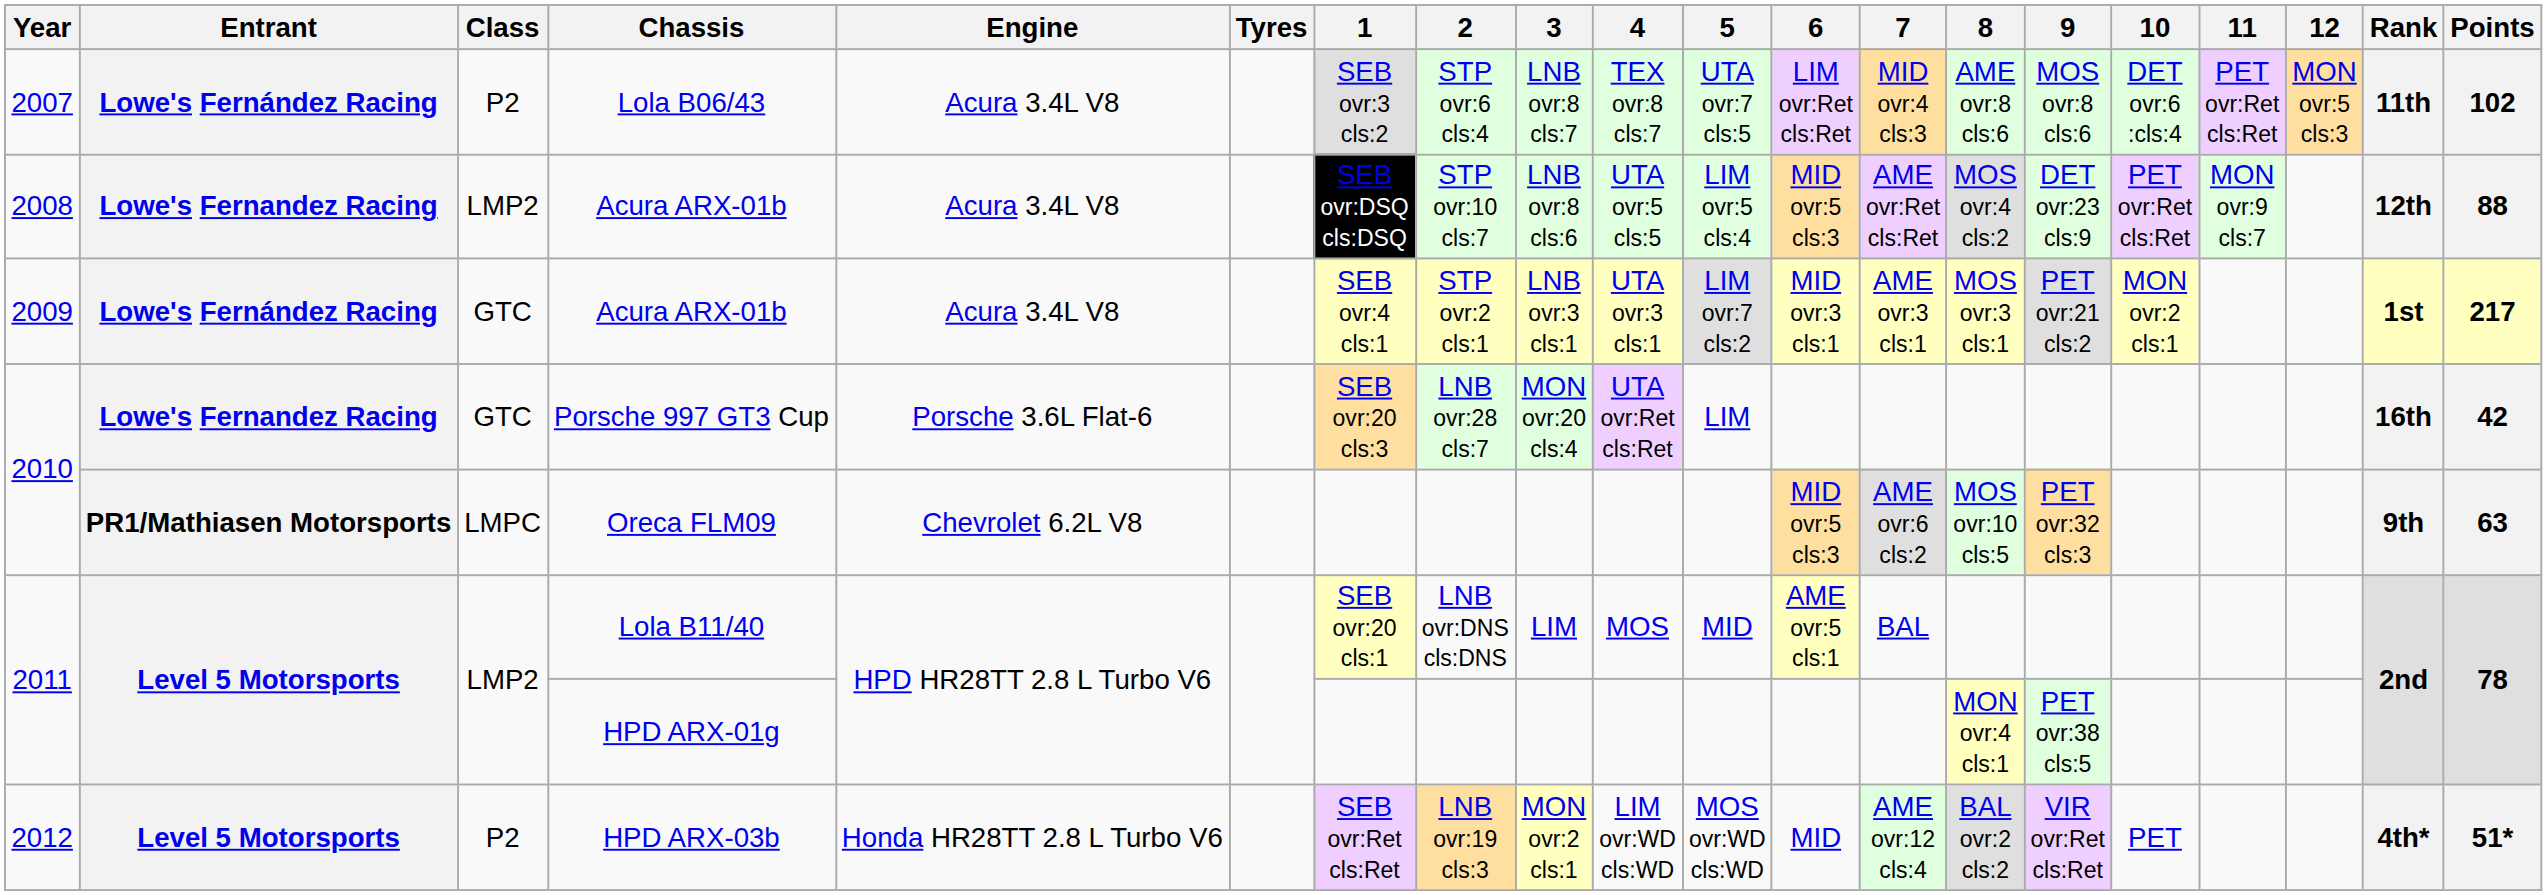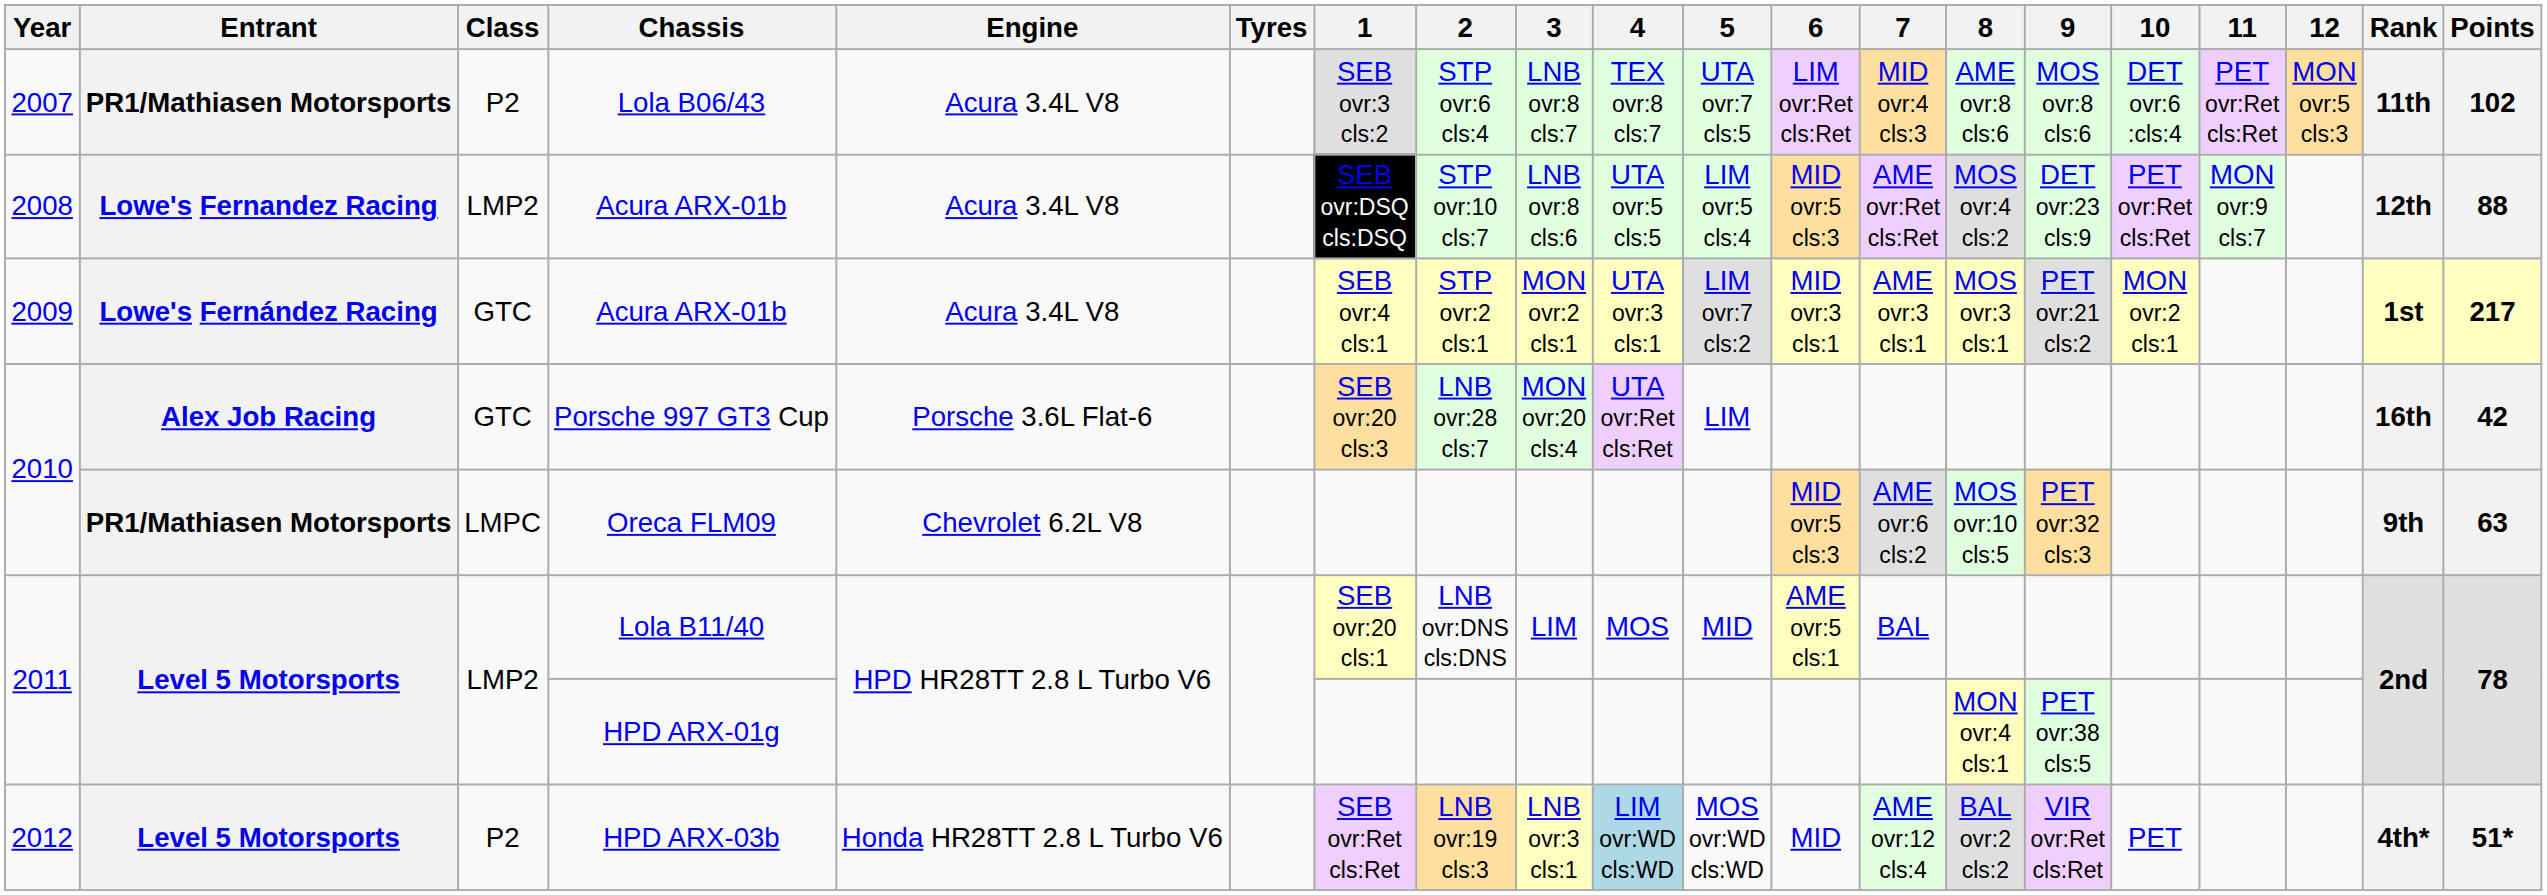(269, 102) Lowe's Fernández Racing -> (269, 102) PR1/Mathiasen Motorsports
(1554, 312) LNB ovr:3 cls:1 -> (1554, 312) MON ovr:2 cls:1
(269, 417) Lowe's Fernandez Racing -> (269, 417) Alex Job Racing
(1554, 837) MON ovr:2 cls:1 -> (1554, 837) LNB ovr:3 cls:1
(1638, 837) no background -> (1638, 837) lightblue background
